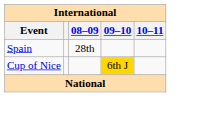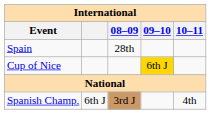+ row: (43, 100)
